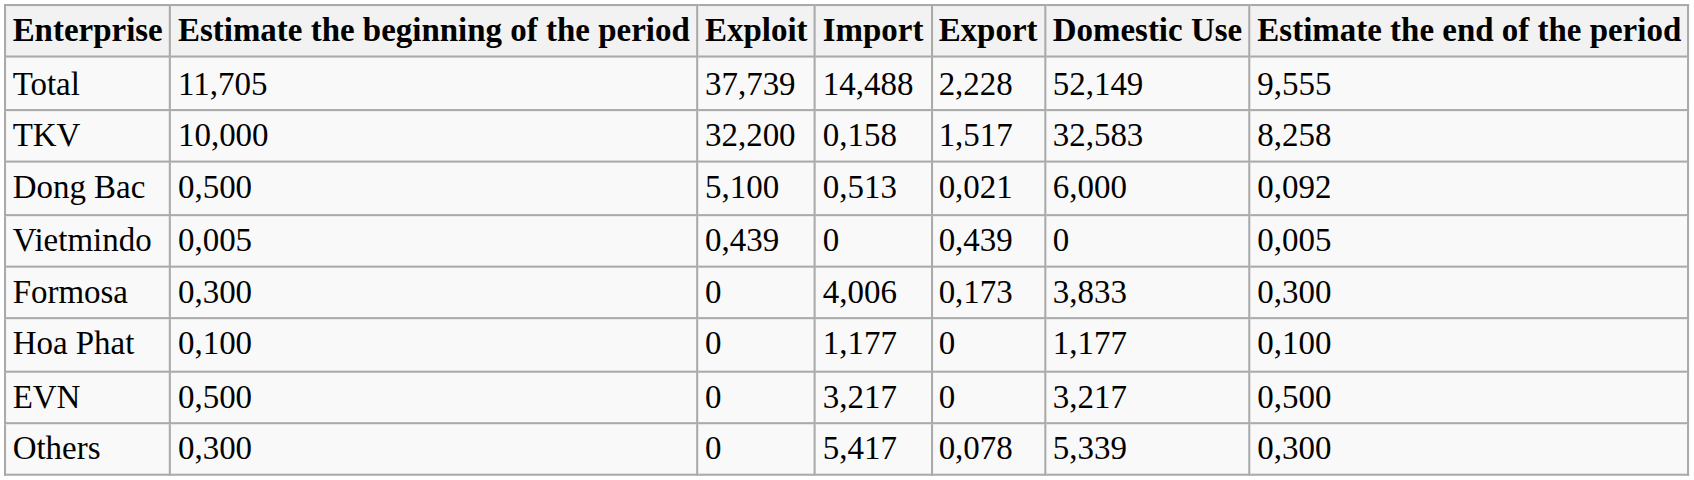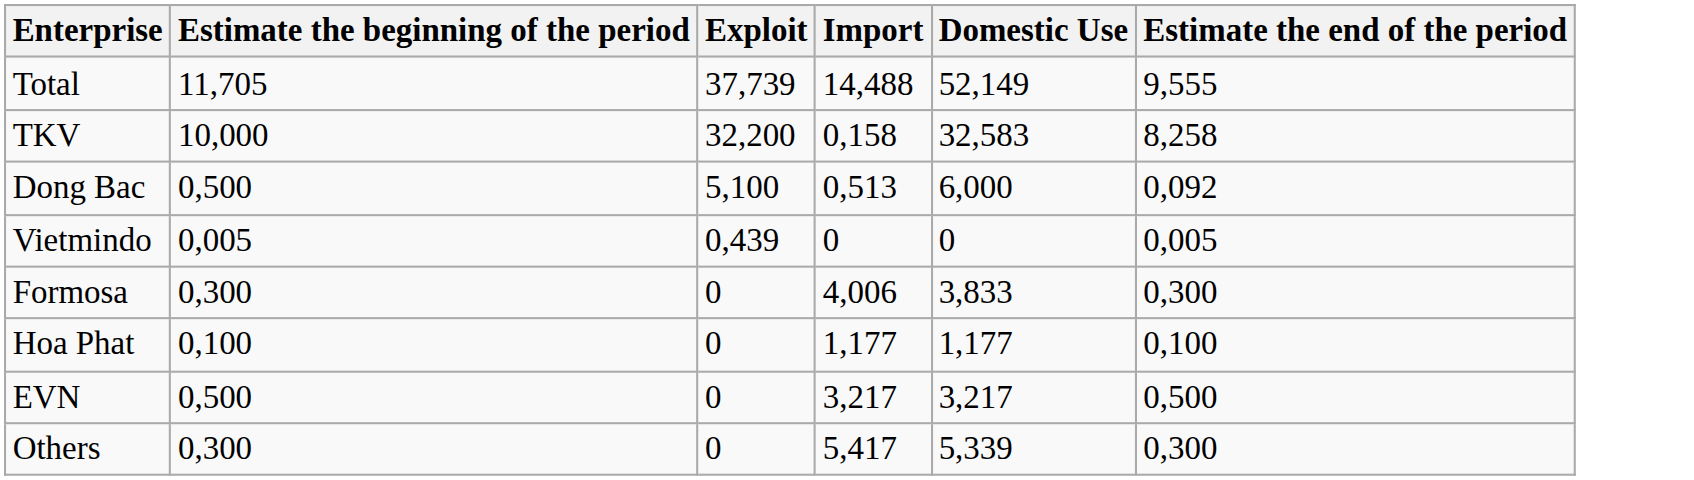- column: (988, 30)
